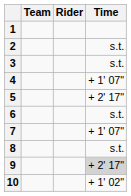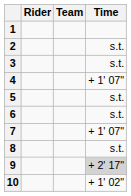columns swapped: (70, 13) <-> (37, 13)
(106, 98) + 2' 17" -> (117, 98) s.t.
